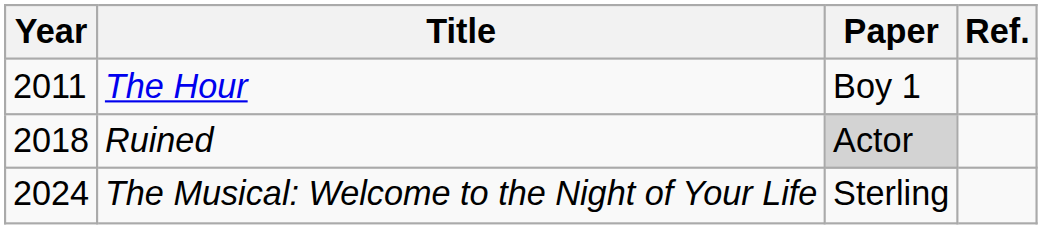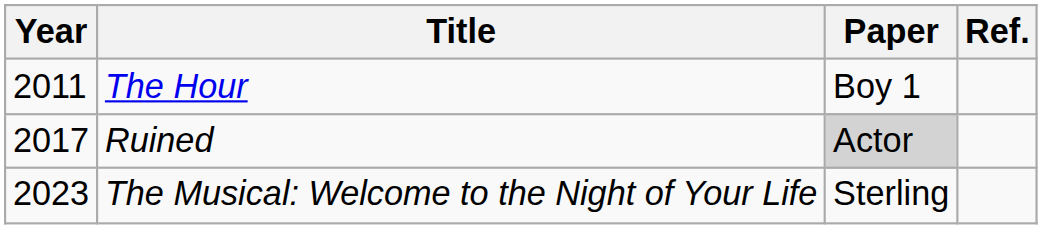(51, 140) 2018 -> (51, 140) 2017
(51, 194) 2024 -> (51, 194) 2023
